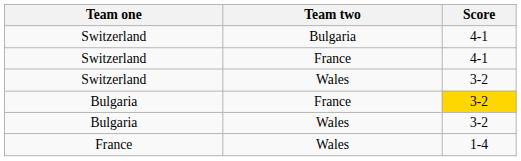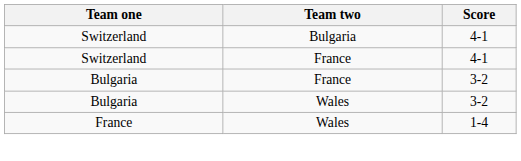- row: (114, 79)
(479, 101) gold background -> (479, 79) no background
